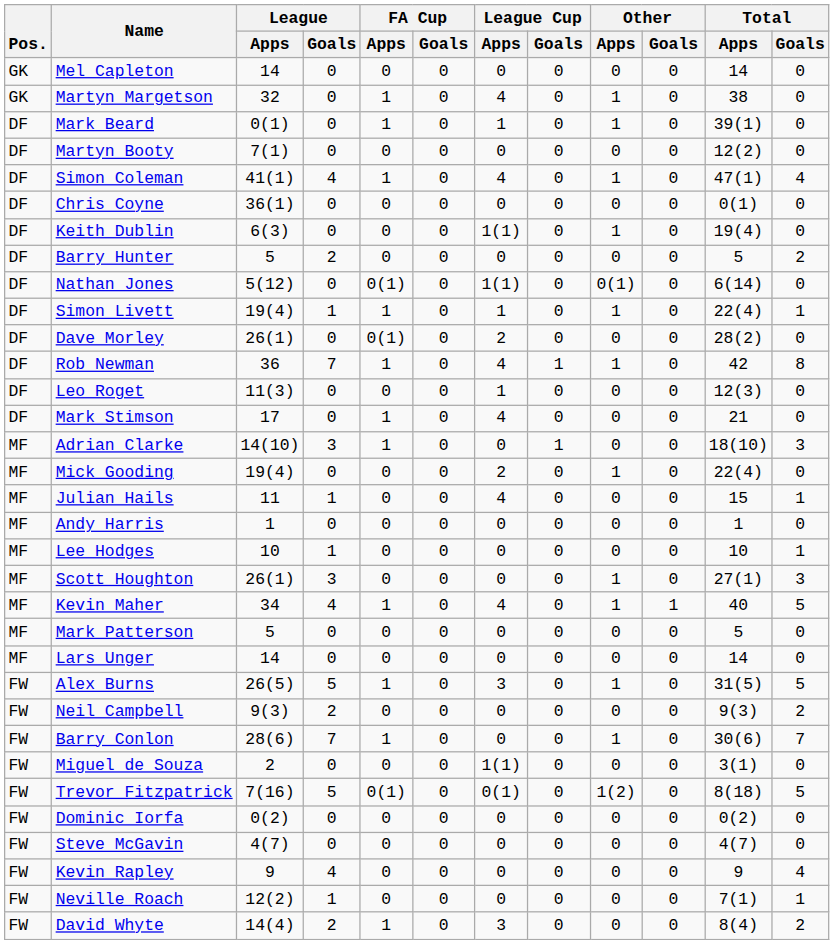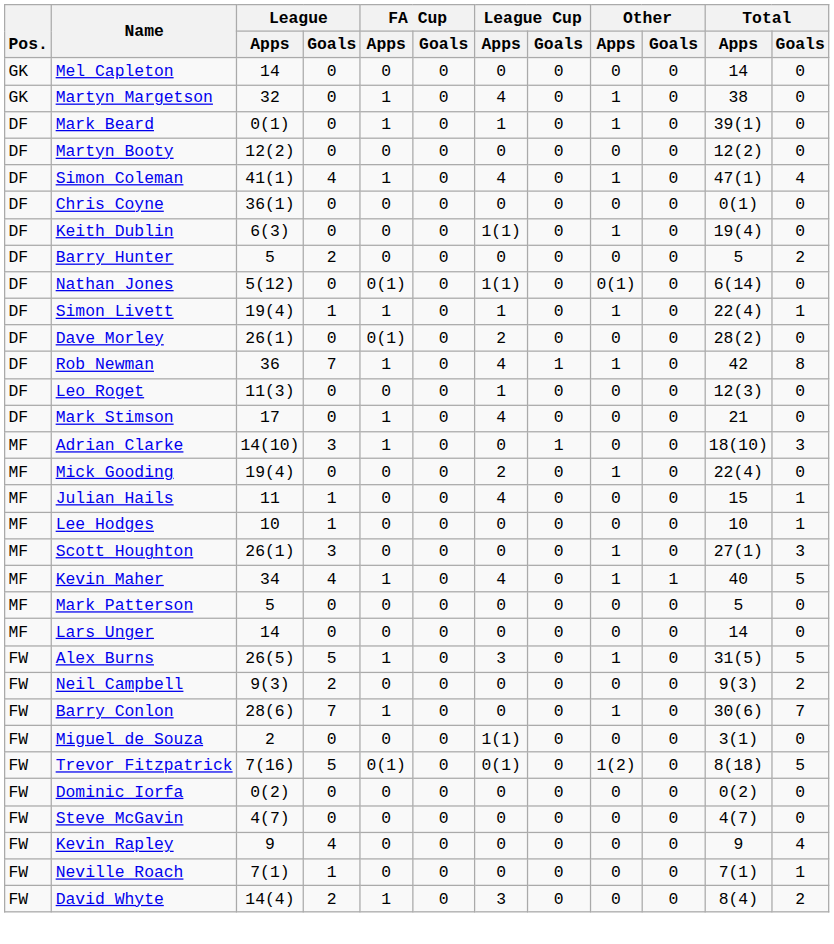(270, 151) 7(1) -> (270, 151) 12(2)
- row: (110, 525)
(270, 899) 12(2) -> (270, 872) 7(1)
